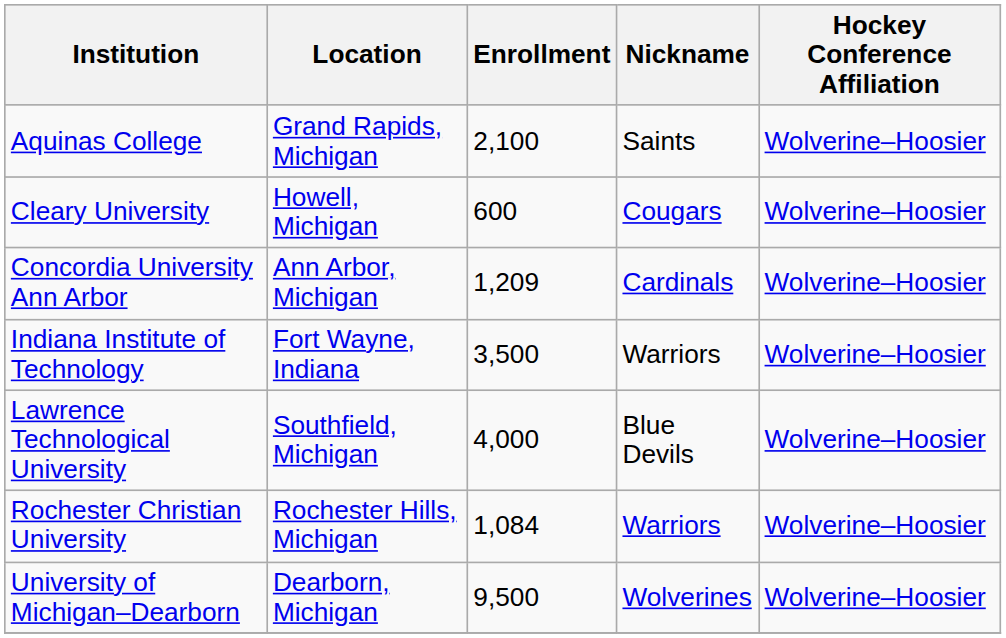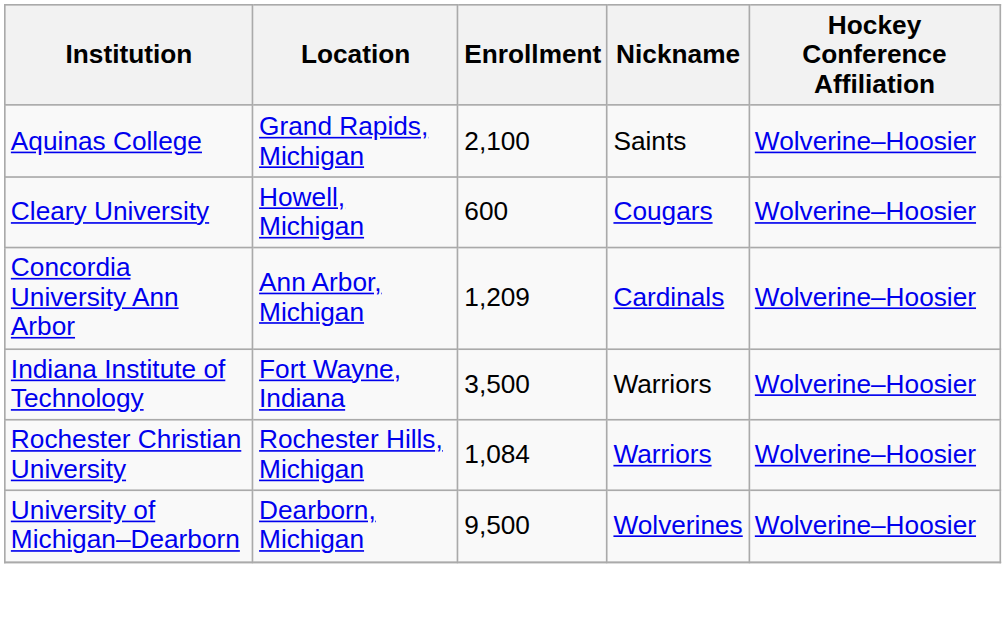- row: (90, 440)
